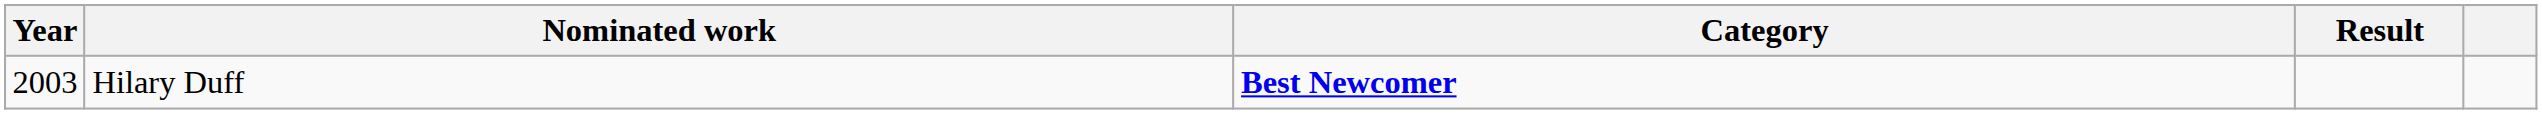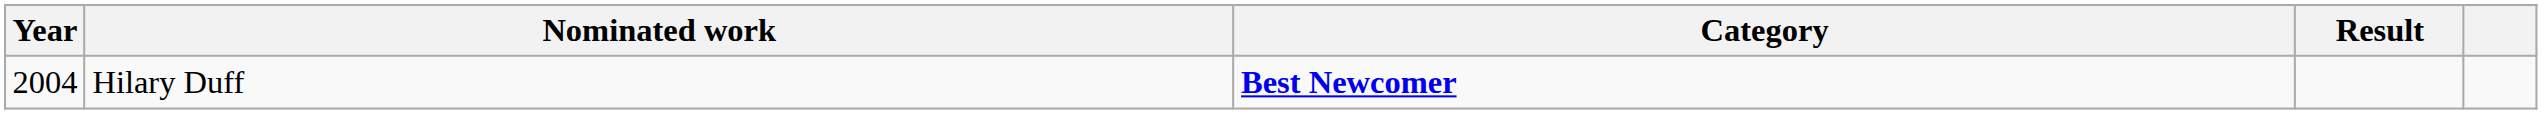(45, 81) 2003 -> (45, 81) 2004
